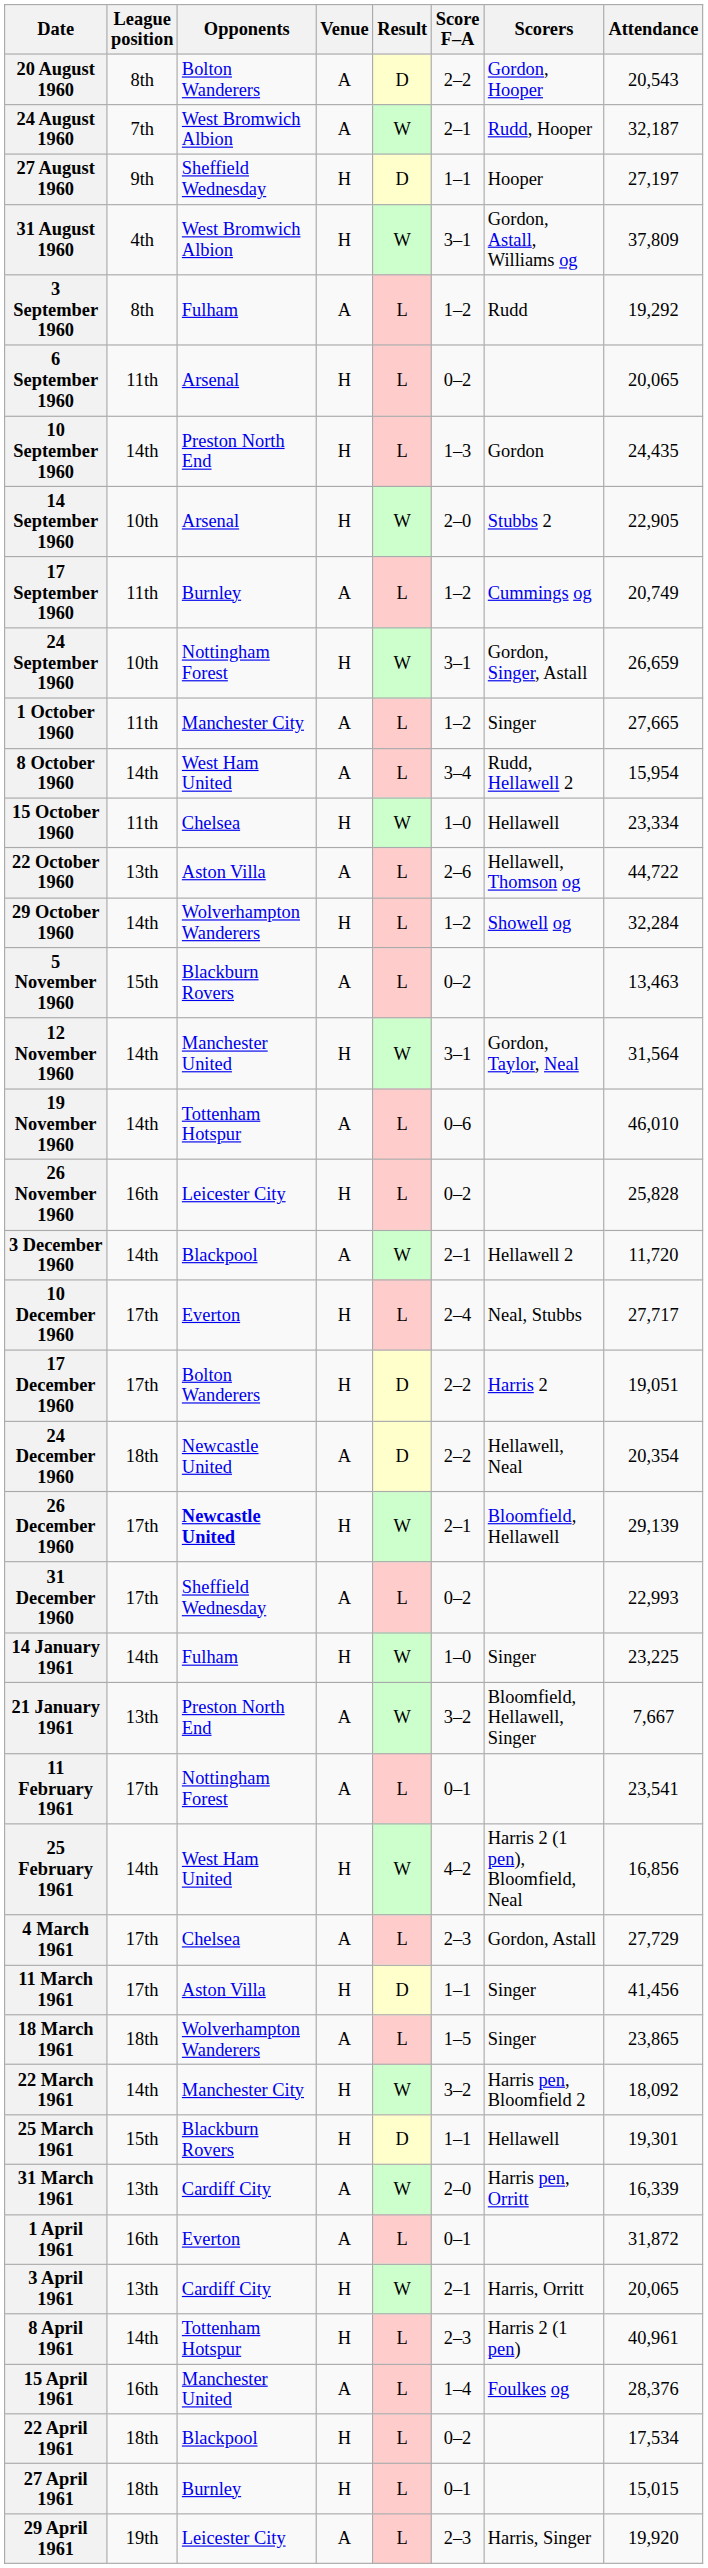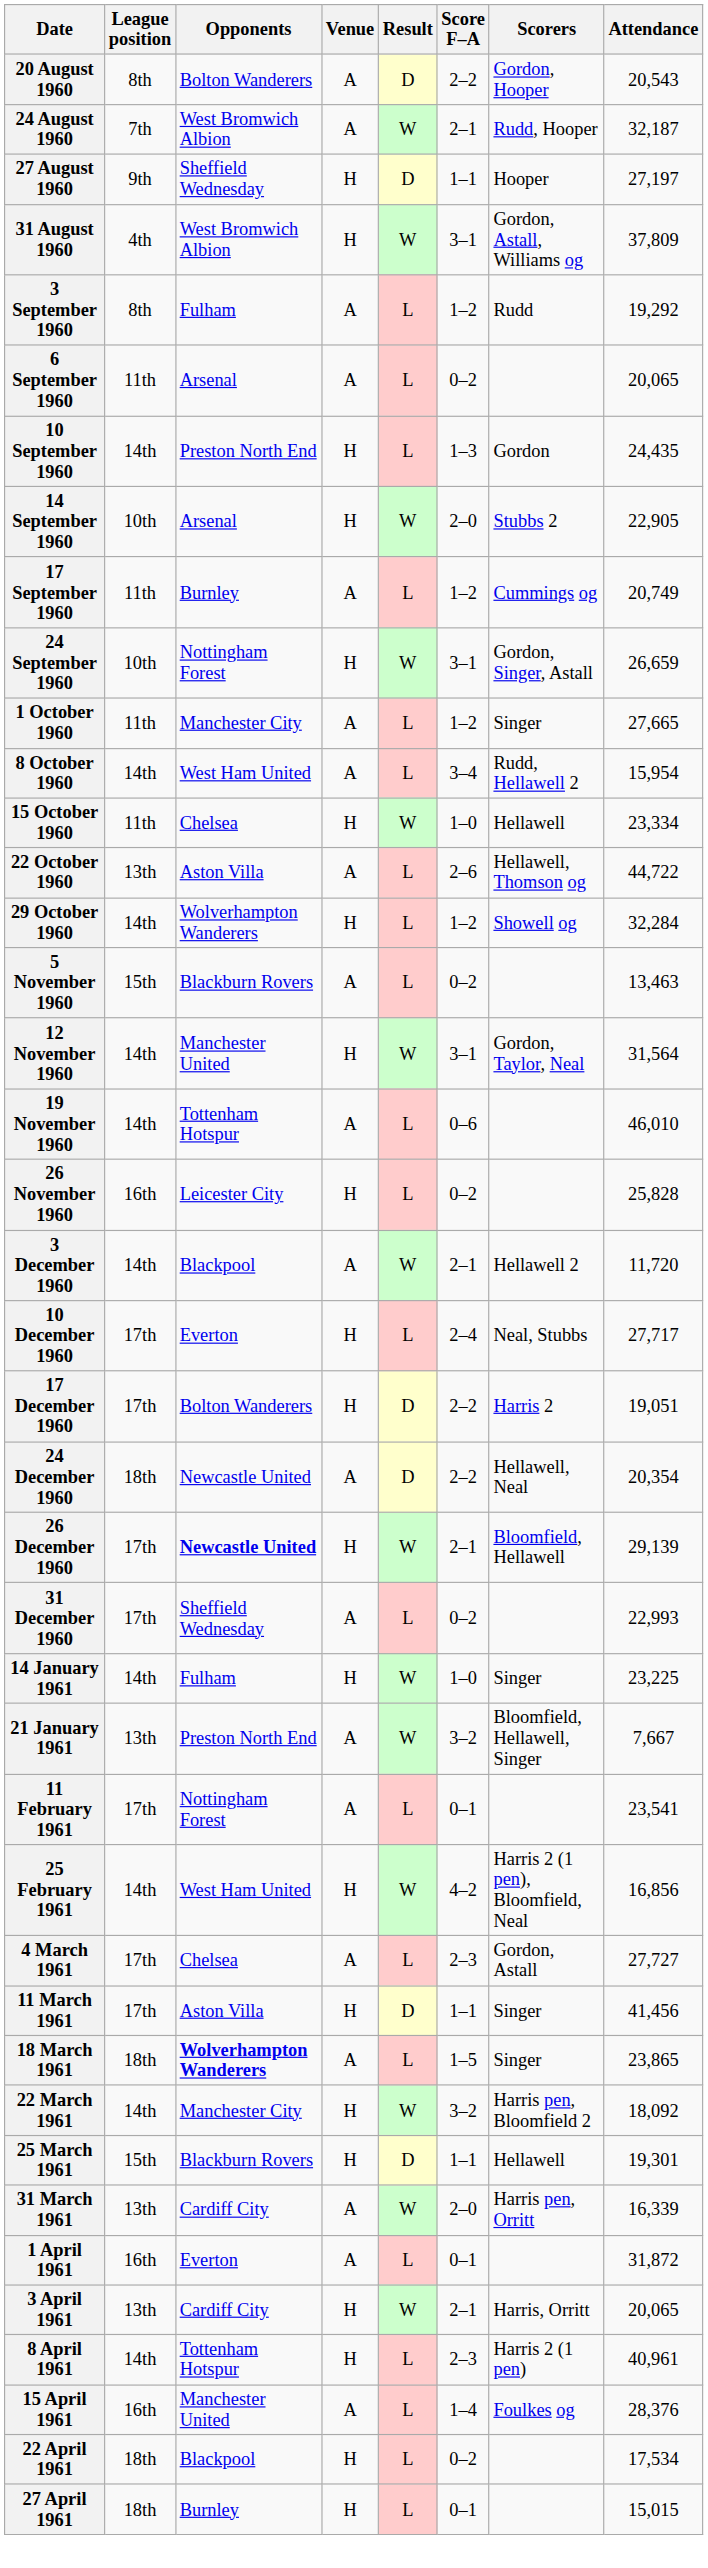(344, 380) H -> (350, 380) A
(653, 1939) 27,729 -> (653, 1960) 27,727
(241, 2039) normal -> (244, 2060) bold
- row: (56, 2538)
